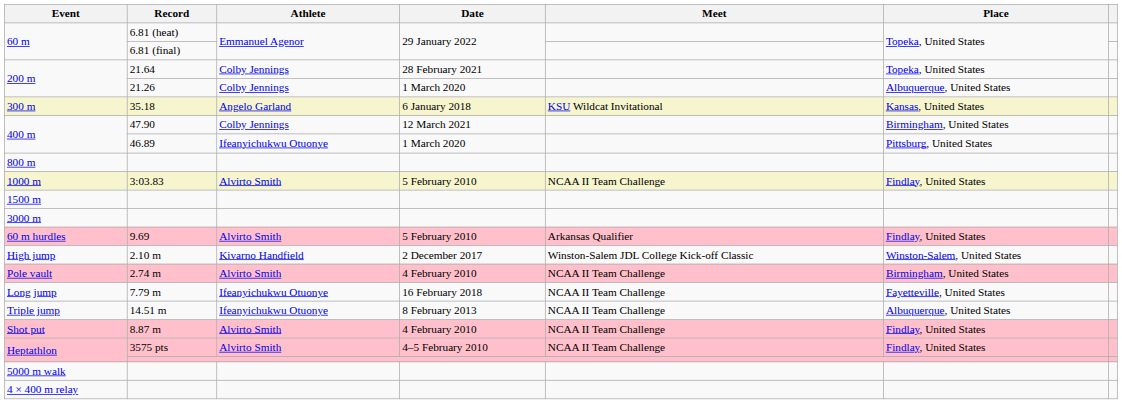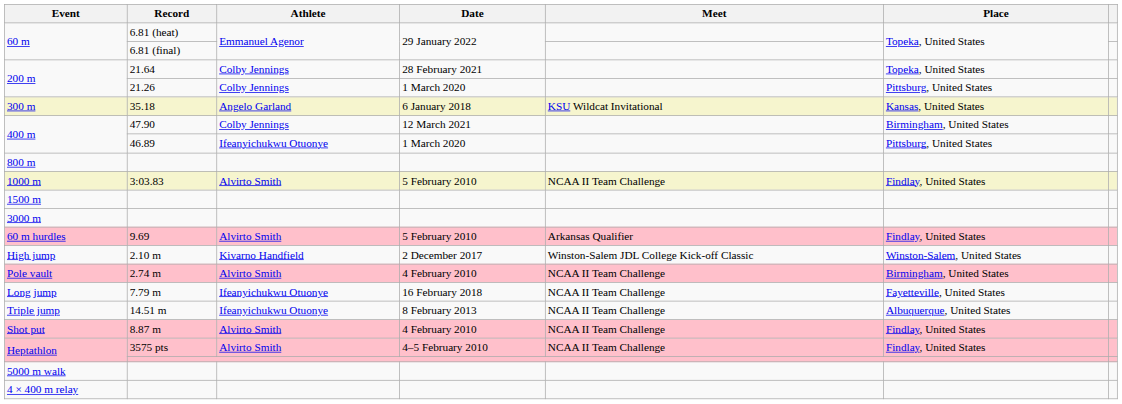(948, 88) Albuquerque, United States -> (939, 88) Pittsburg, United States
